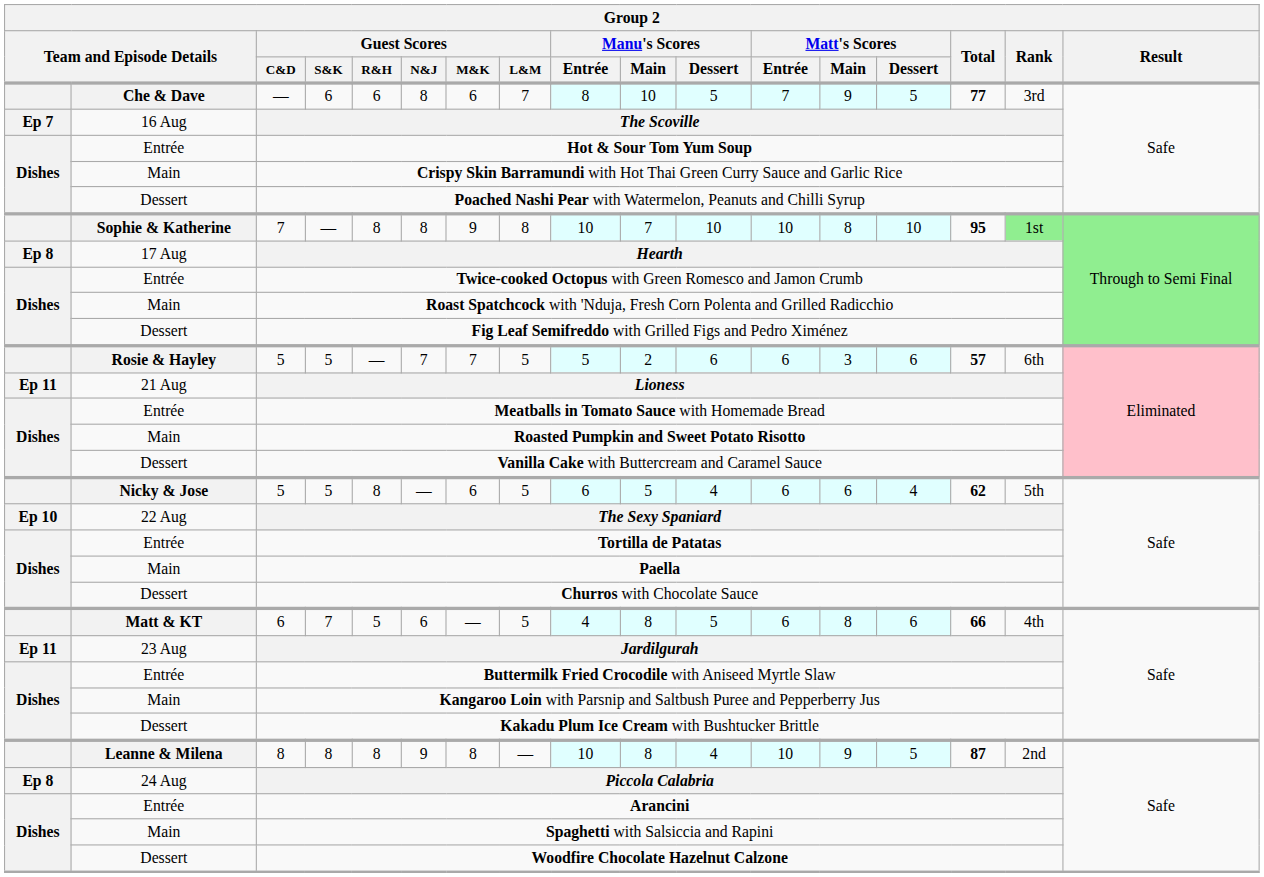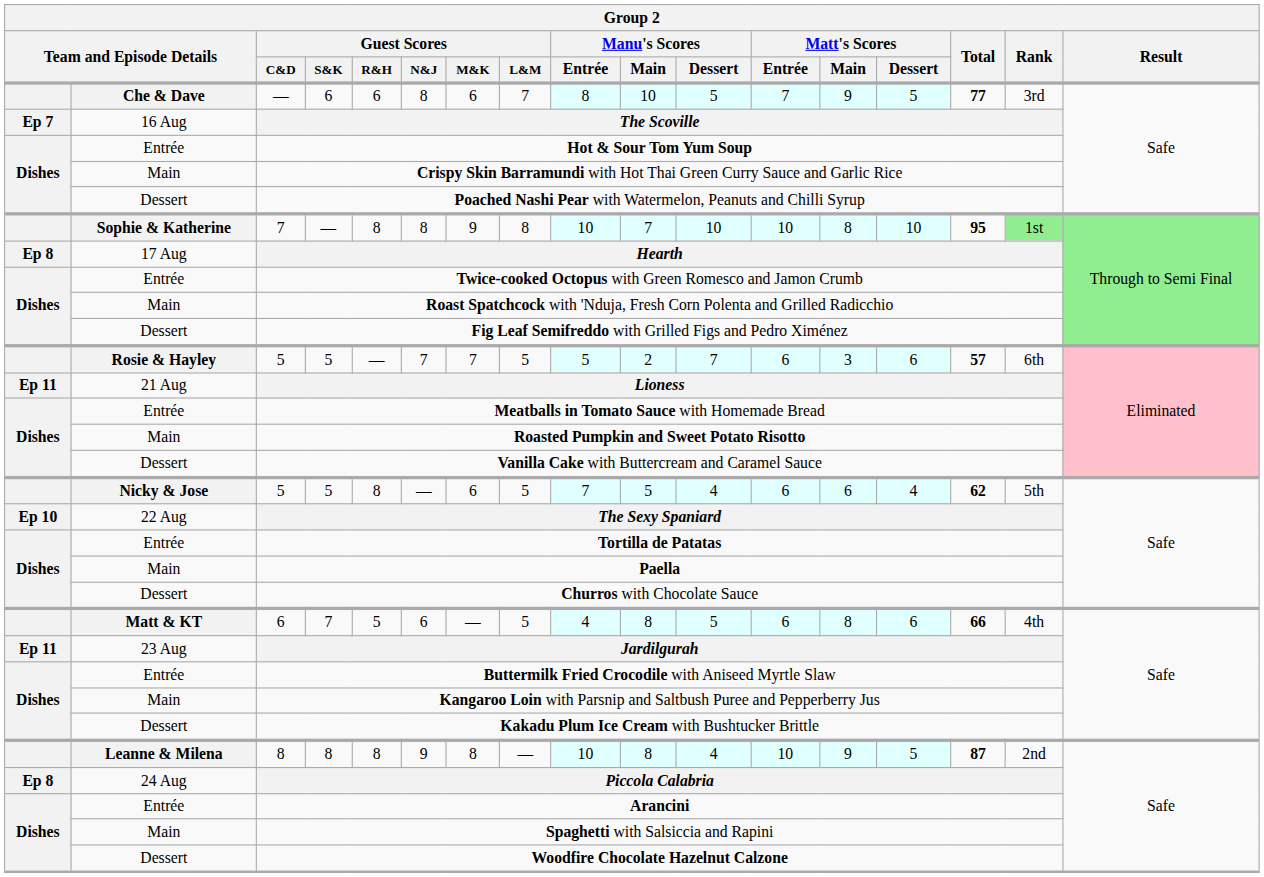(714, 359) 6 -> (714, 359) 7
(585, 491) 6 -> (585, 491) 7
